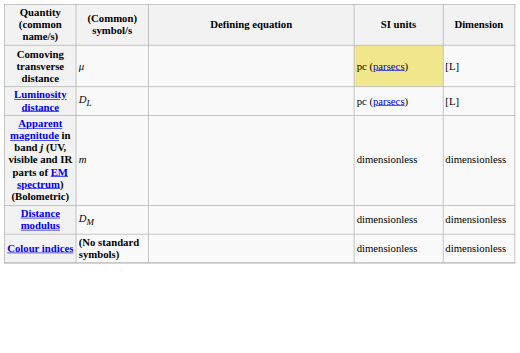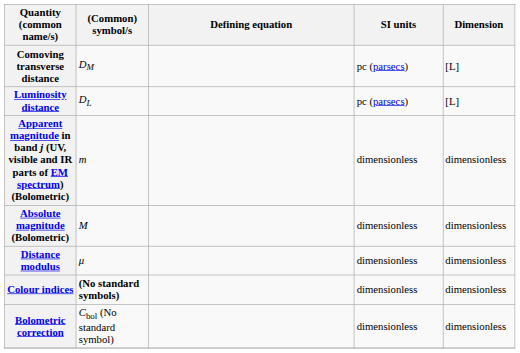(81, 66) μ -> (86, 66) DM
(382, 66) khaki background -> (382, 66) no background
+ row: (40, 225)
(86, 219) DM -> (81, 260) μ
+ row: (40, 326)
